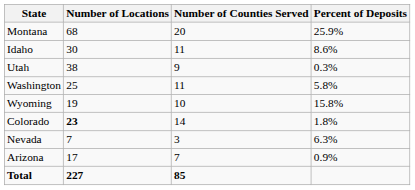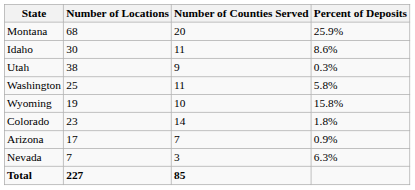(72, 121) bold -> (72, 121) normal
rows swapped: (25, 157) <-> (24, 139)
